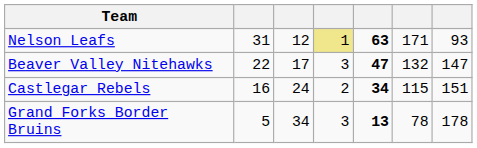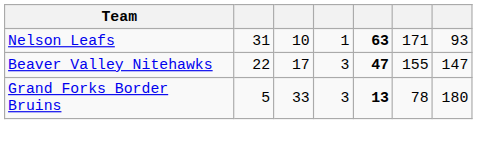(301, 41) 12 -> (301, 41) 10
(345, 41) khaki background -> (345, 41) no background
(415, 65) 132 -> (415, 65) 155
- row: (79, 89)
(301, 122) 34 -> (301, 98) 33
(455, 122) 178 -> (455, 98) 180
